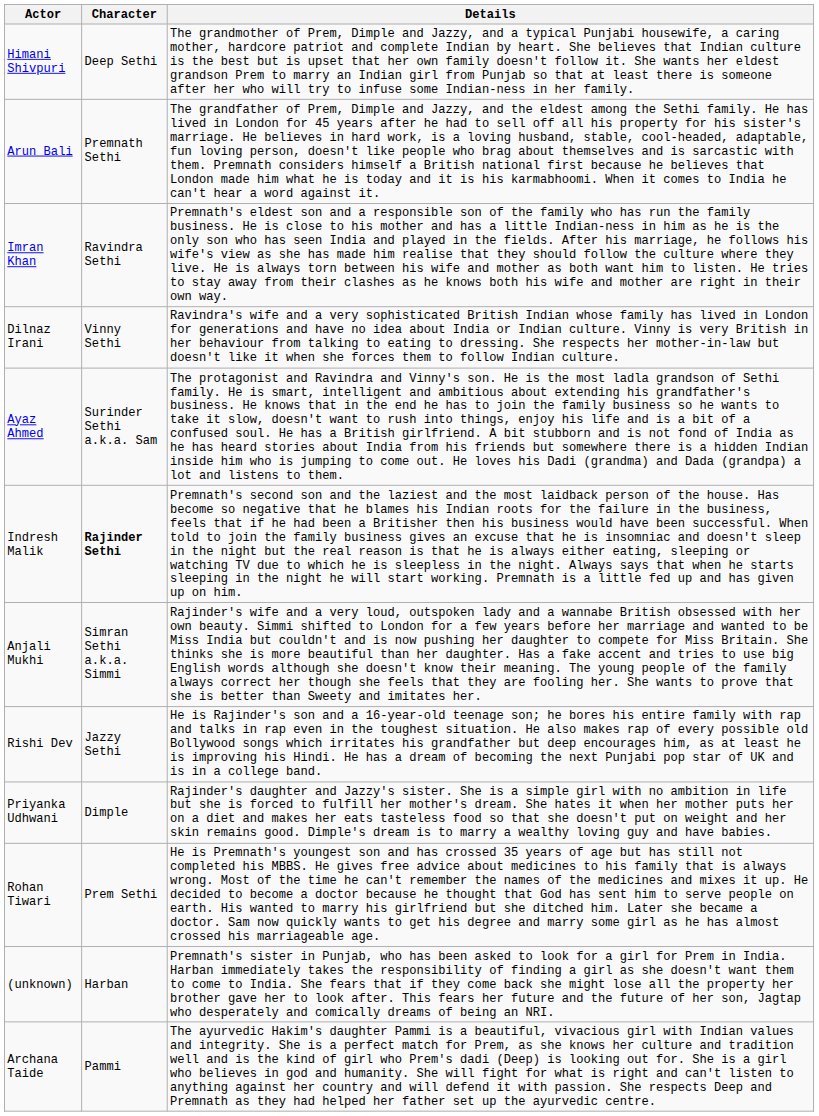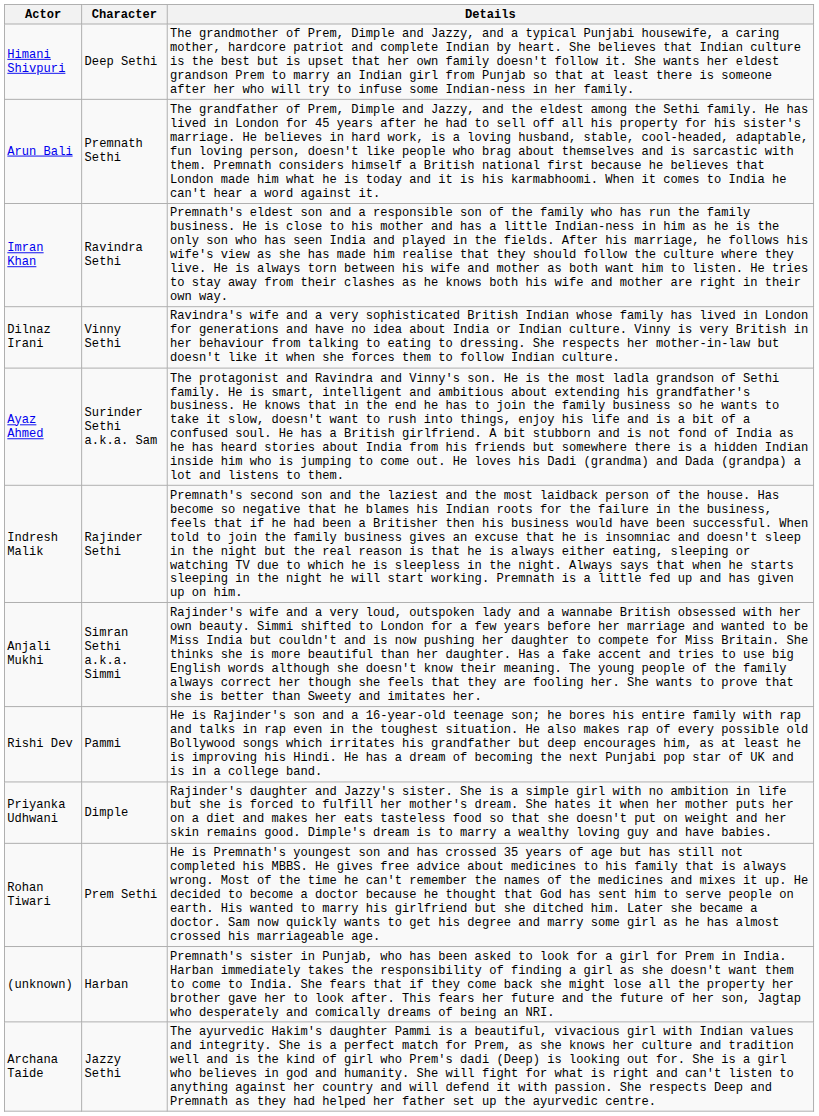(114, 544) bold -> (114, 544) normal
(103, 744) Jazzy Sethi -> (103, 744) Pammi
(103, 1067) Pammi -> (103, 1067) Jazzy Sethi
